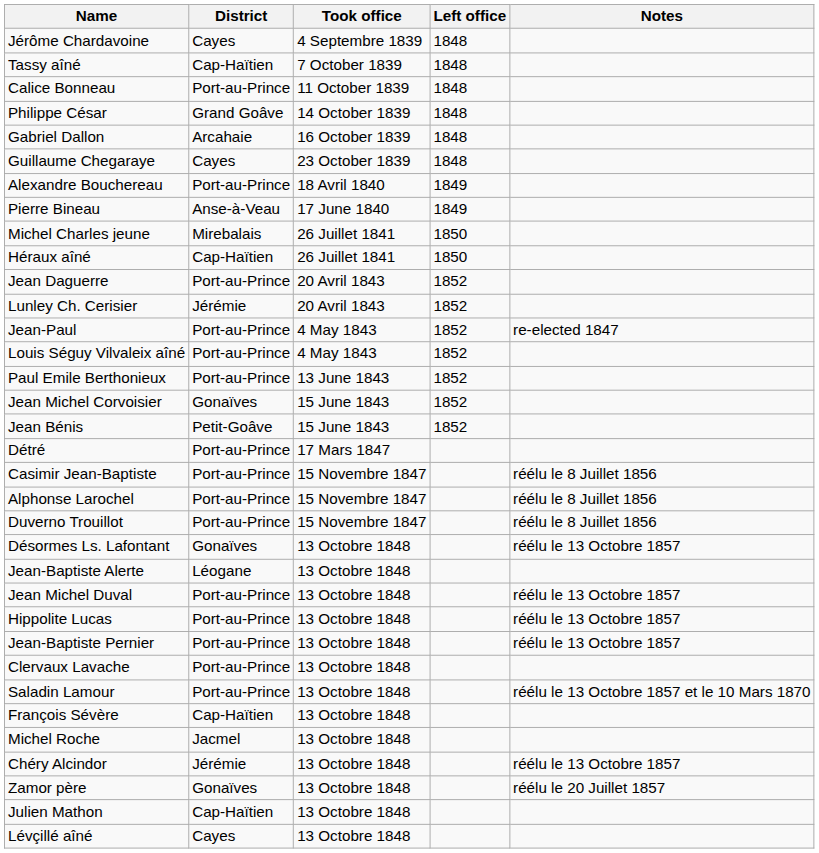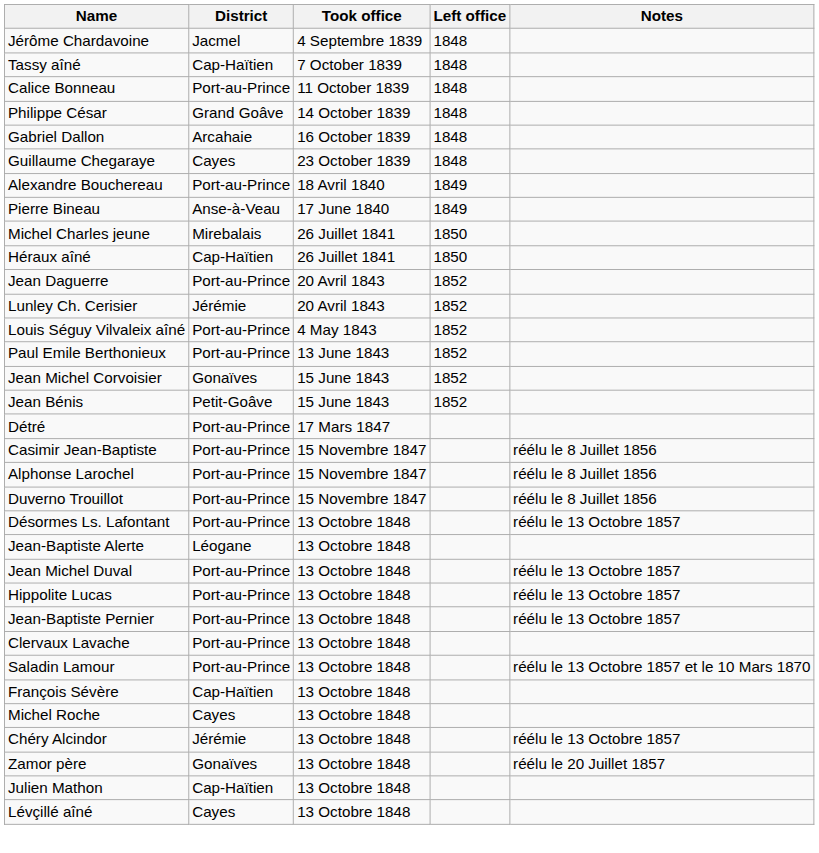(214, 40) Cayes -> (216, 40) Jacmel
- row: (42, 329)
(225, 546) Gonaïves -> (241, 522) Port-au-Prince
(216, 739) Jacmel -> (214, 715) Cayes
